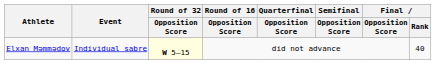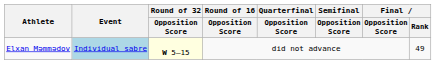(110, 48) no background -> (110, 48) lightblue background
(420, 48) 40 -> (420, 48) 49
